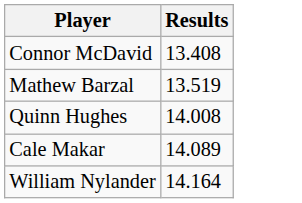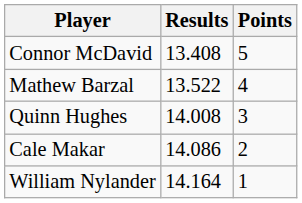+ column: (265, 20)
(193, 85) 13.519 -> (193, 85) 13.522
(193, 149) 14.089 -> (193, 149) 14.086
